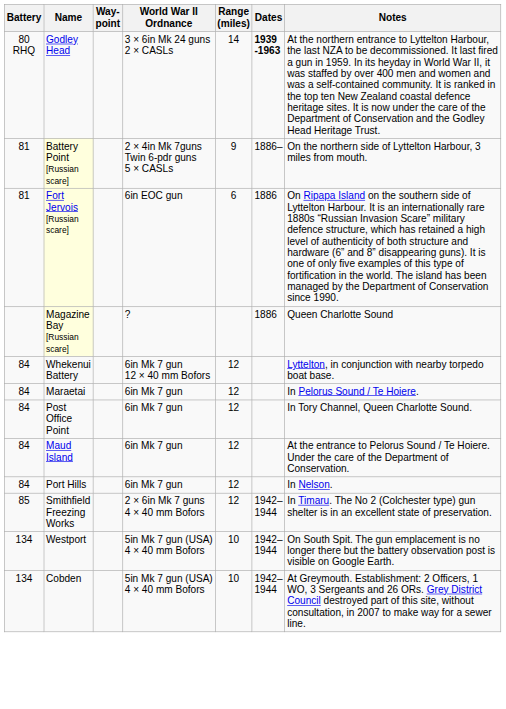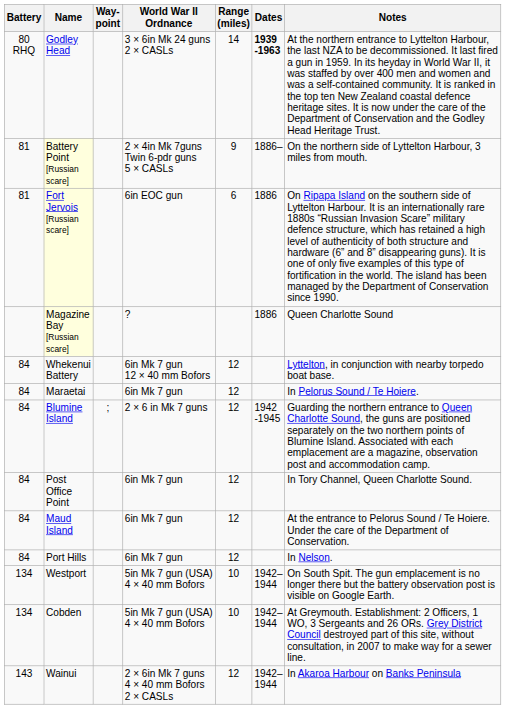+ row: (64, 413)
- row: (68, 512)
+ row: (61, 673)
